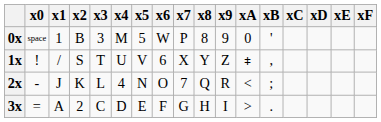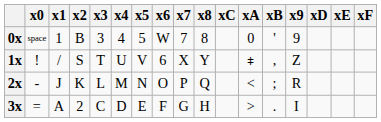columns swapped: (225, 15) <-> (295, 15)
(121, 38) M -> (121, 38) 4
(184, 38) P -> (184, 38) 7
(121, 83) 4 -> (121, 83) M
(184, 83) 7 -> (184, 83) P
